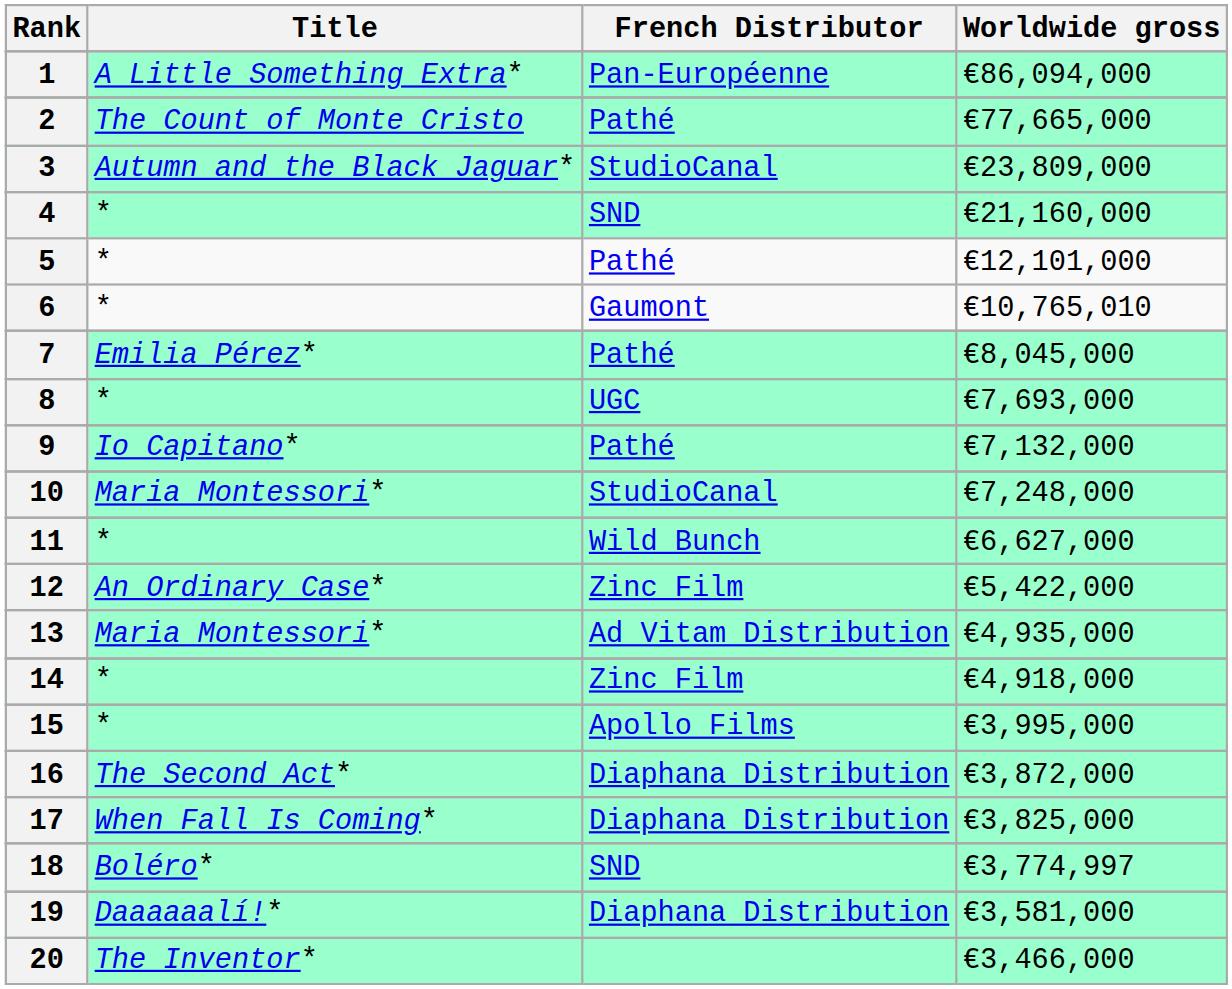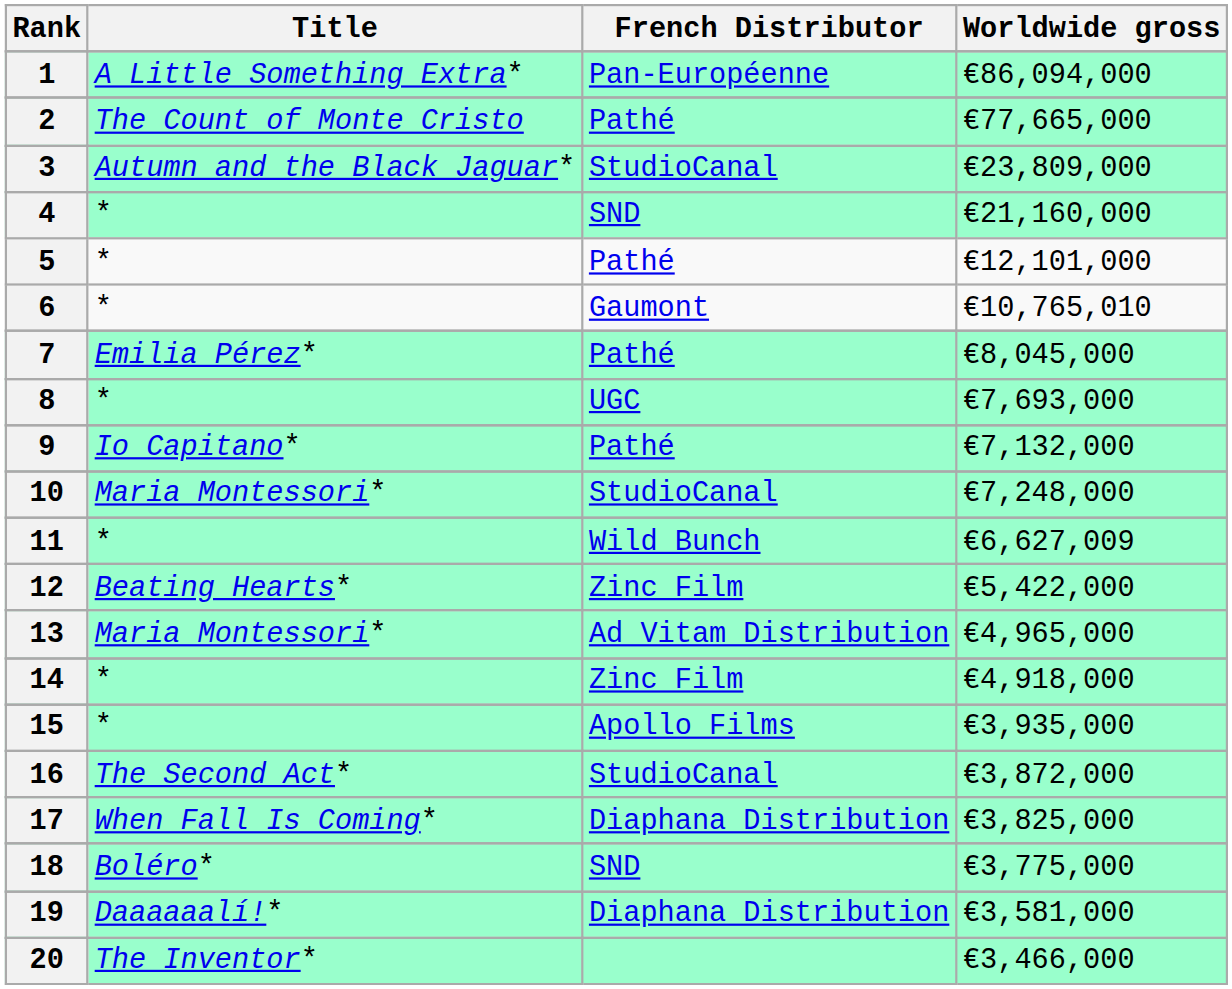(1049, 541) €6,627,000 -> (1049, 541) €6,627,009
(241, 588) An Ordinary Case* -> (223, 588) Beating Hearts*
(1049, 634) €4,935,000 -> (1049, 634) €4,965,000
(1049, 728) €3,995,000 -> (1049, 728) €3,935,000
(769, 774) Diaphana Distribution -> (683, 774) StudioCanal
(1049, 867) €3,774,997 -> (1049, 867) €3,775,000
